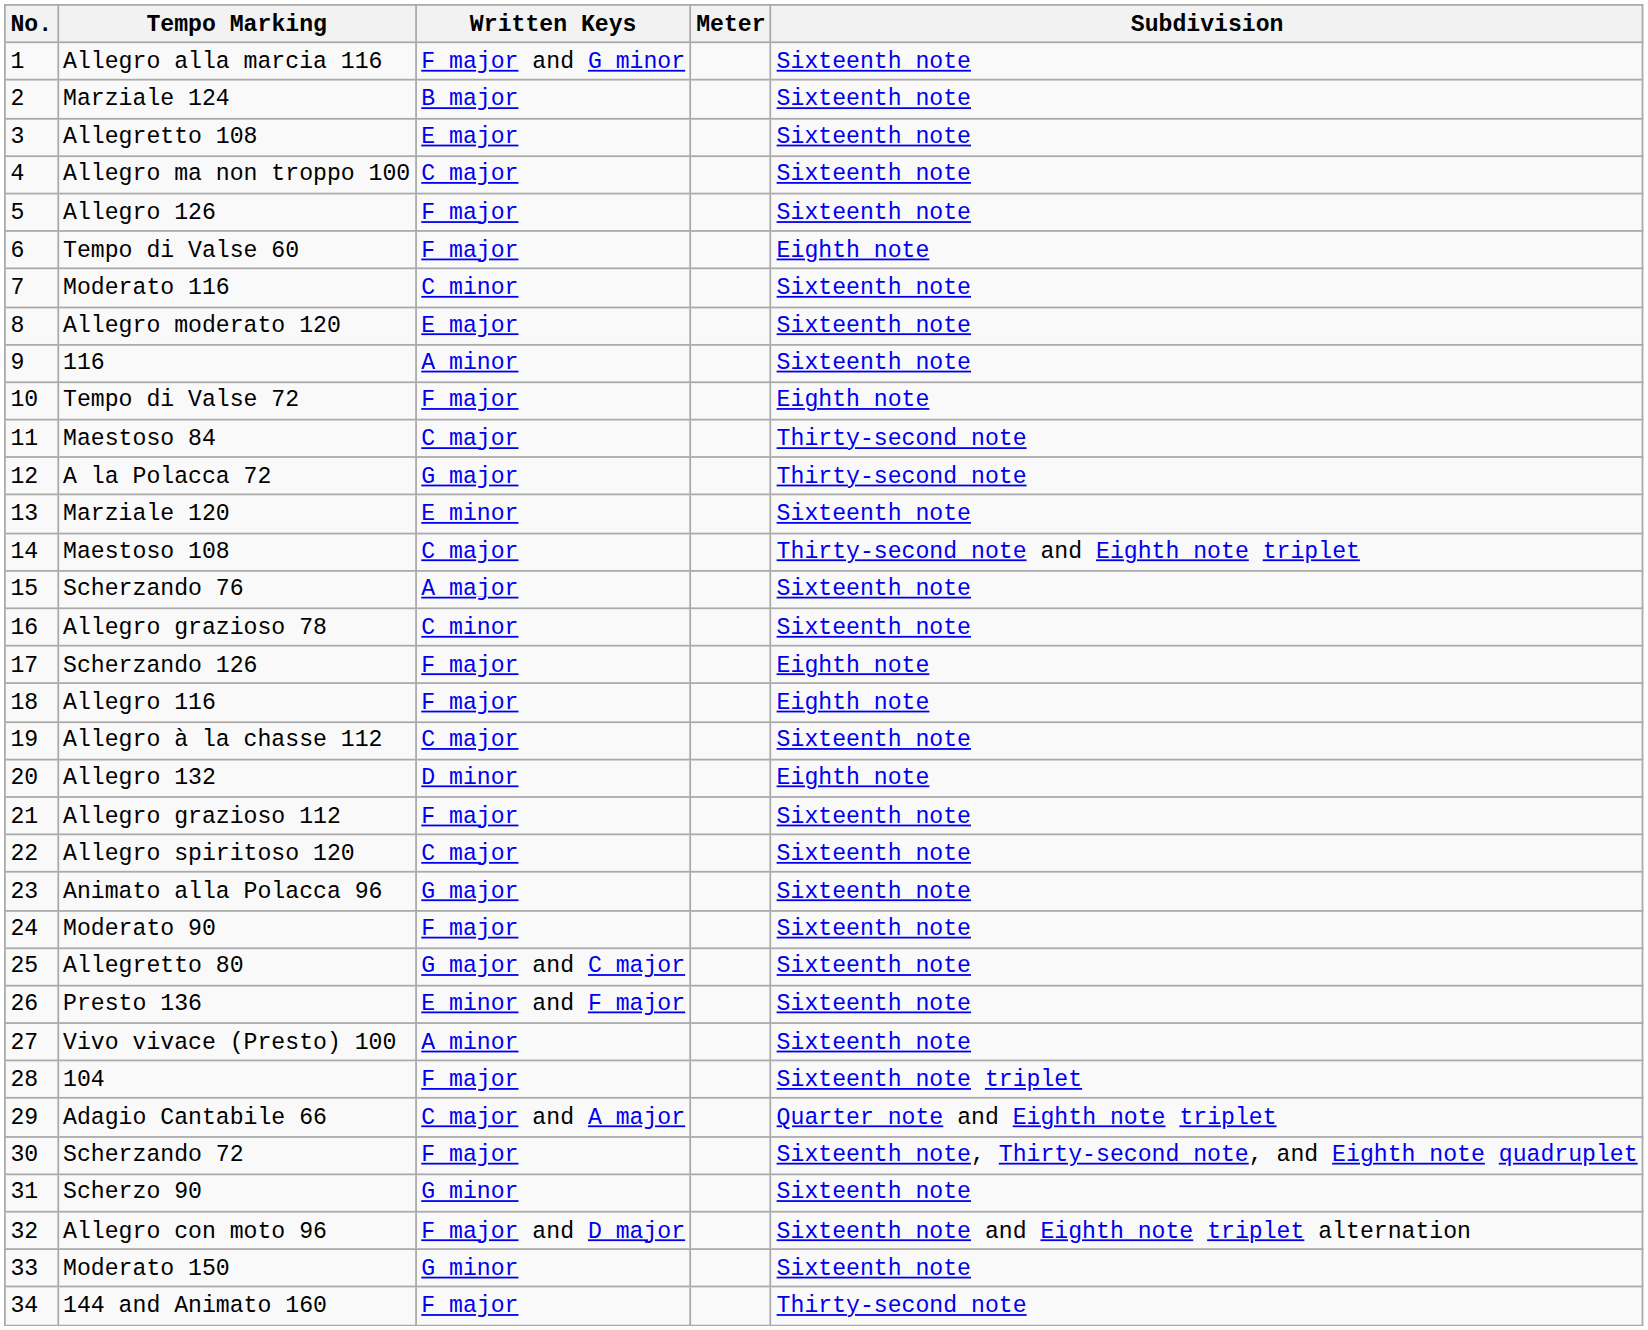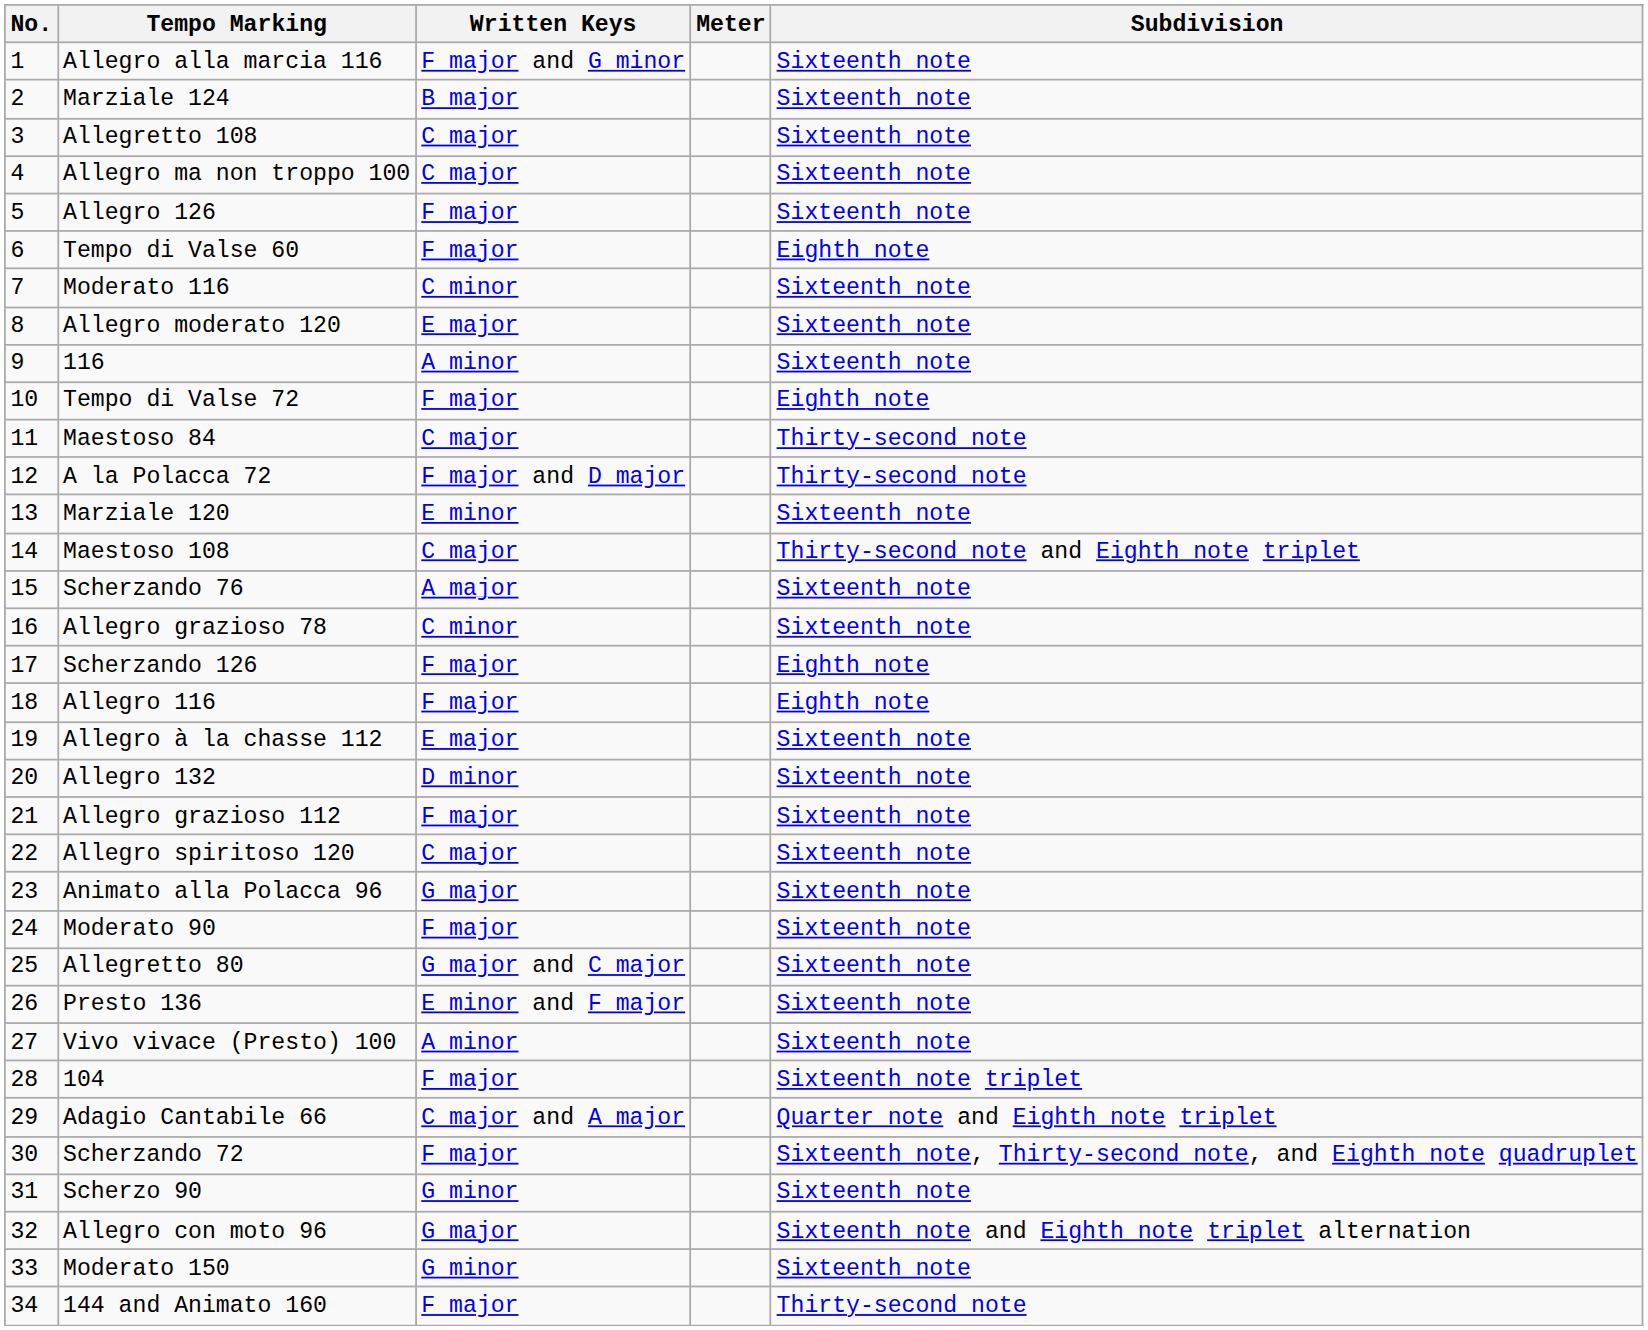(470, 137) E major -> (470, 137) C major
(470, 476) G major -> (553, 476) F major and D major
(470, 740) C major -> (470, 740) E major
(853, 778) Eighth note -> (874, 778) Sixteenth note
(553, 1231) F major and D major -> (470, 1231) G major
